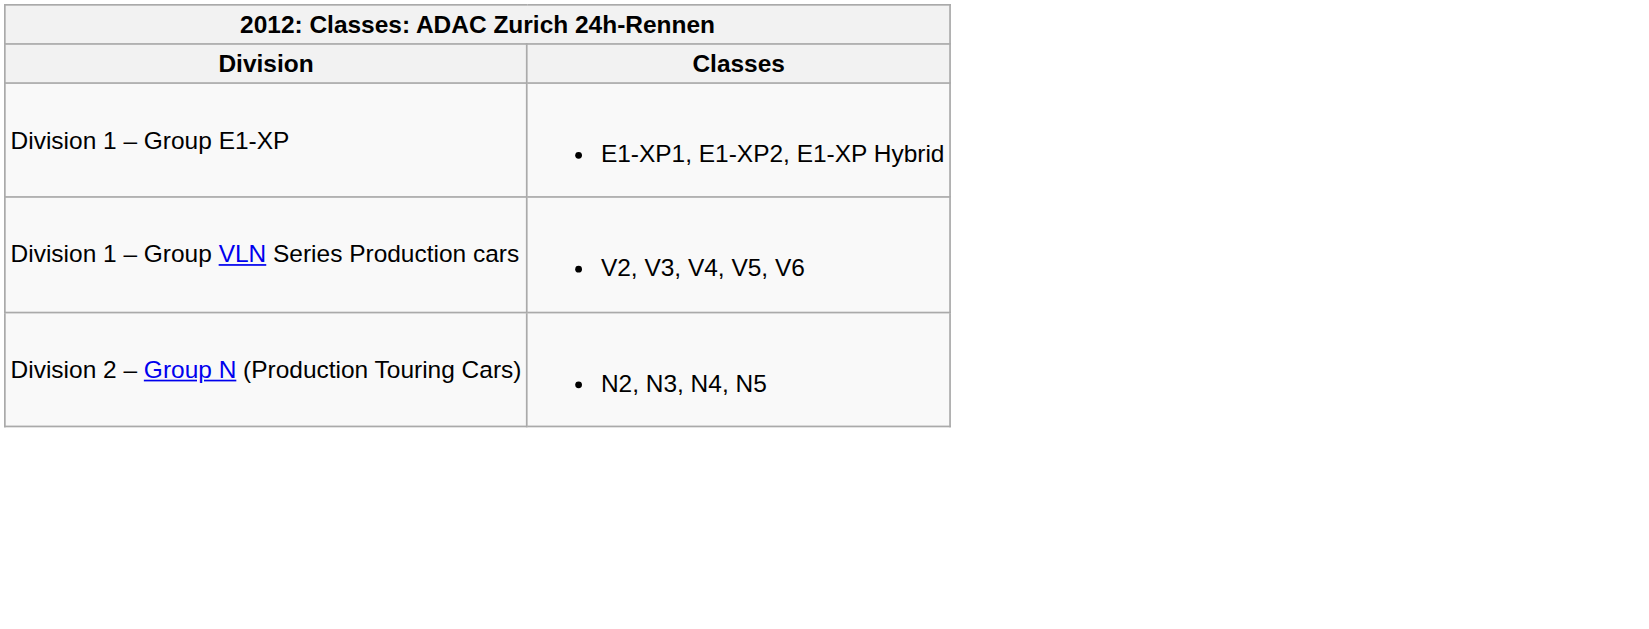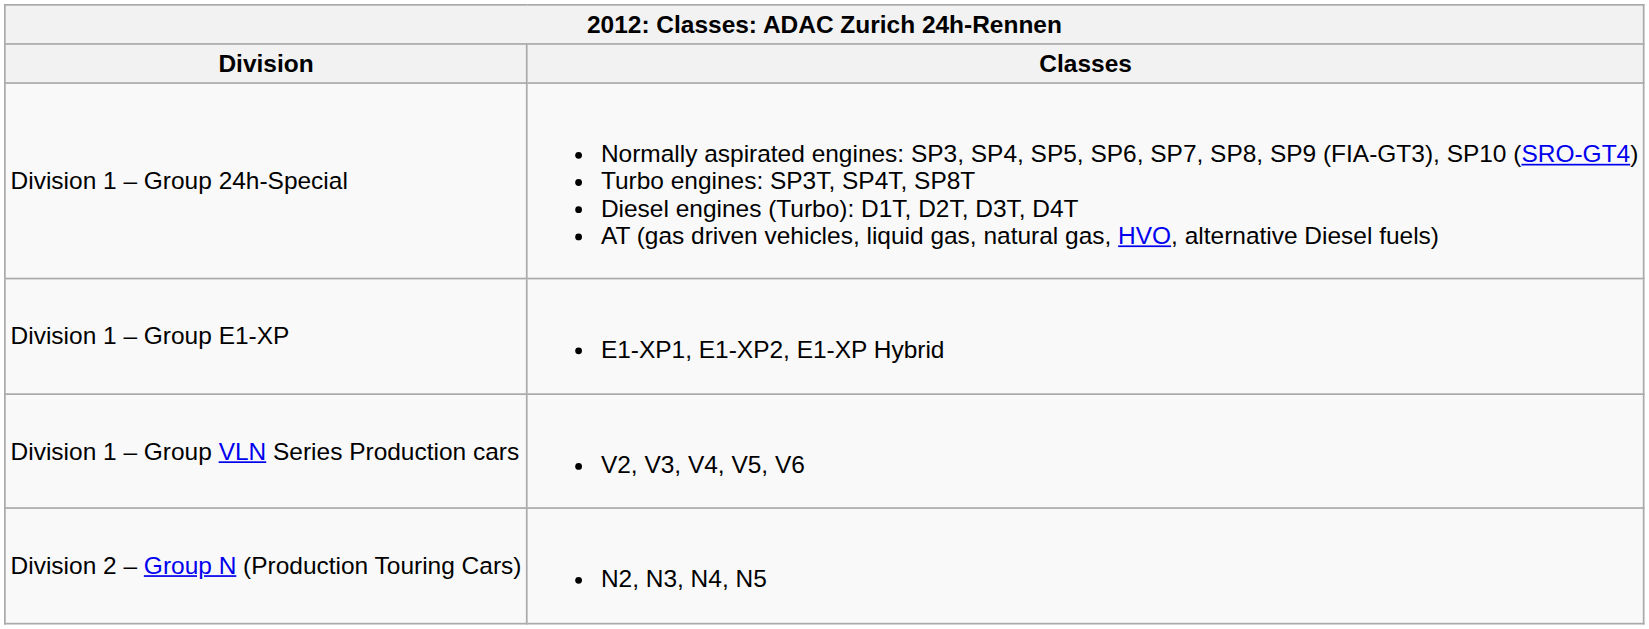+ row: (179, 181)
